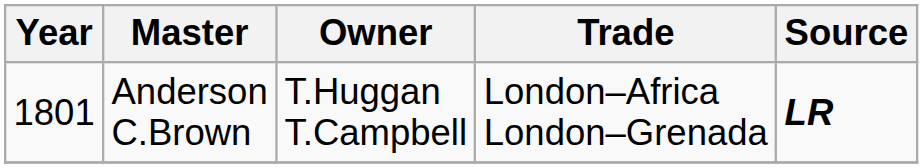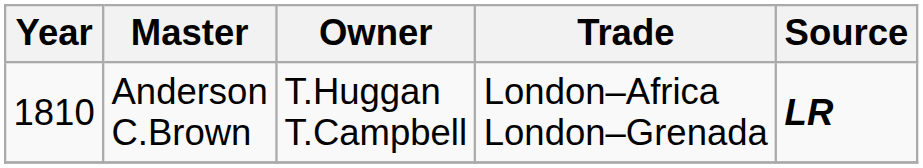(54, 111) 1801 -> (54, 111) 1810
